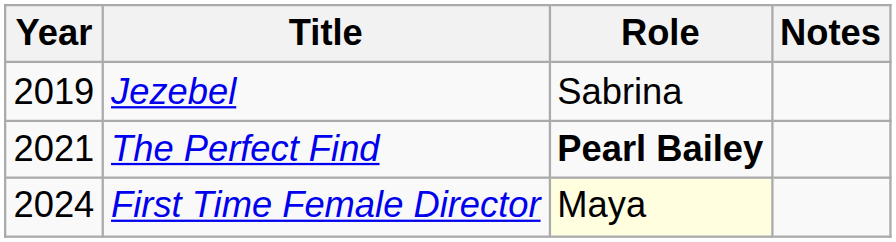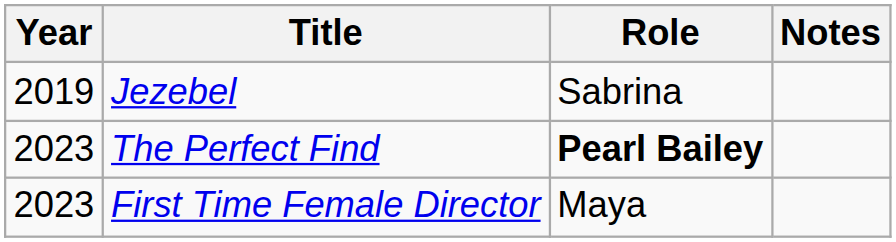(54, 148) 2021 -> (54, 148) 2023
(54, 206) 2024 -> (54, 206) 2023
(602, 206) lightyellow background -> (602, 206) no background
